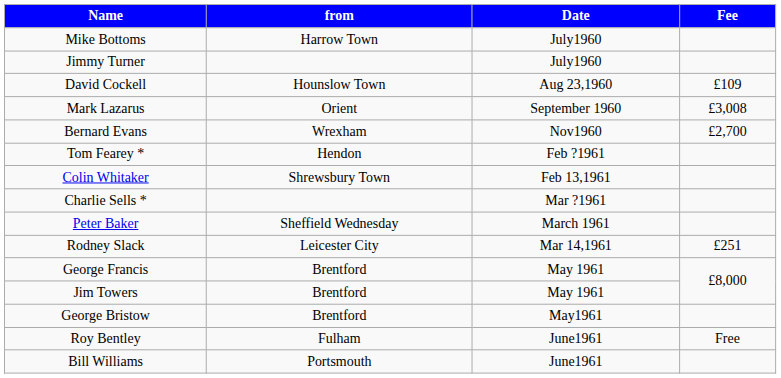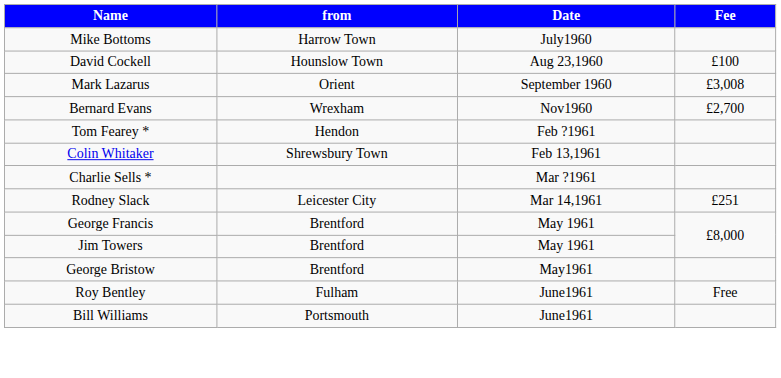- row: (106, 62)
(727, 85) £109 -> (725, 62) £100
- row: (106, 223)
